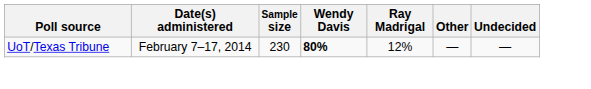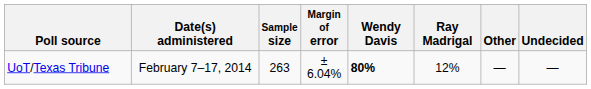+ column: (324, 28)
(280, 47) 230 -> (280, 67) 263
